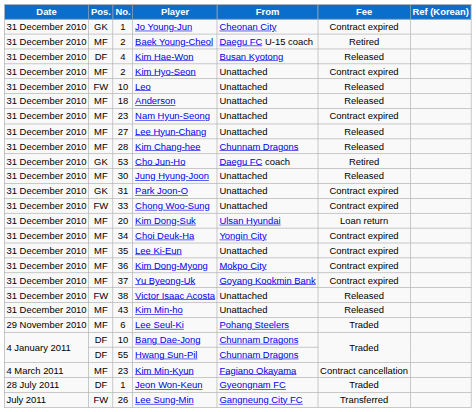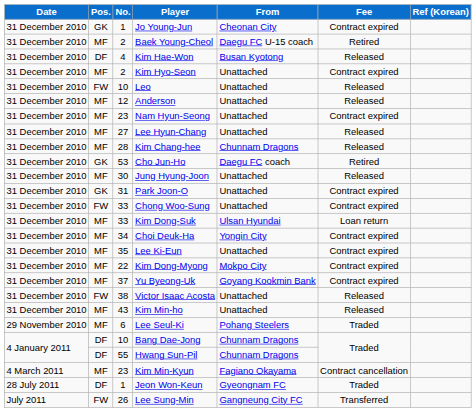(123, 101) 18 -> (123, 101) 12
(123, 221) 20 -> (123, 221) 33
(123, 266) 36 -> (123, 266) 22
